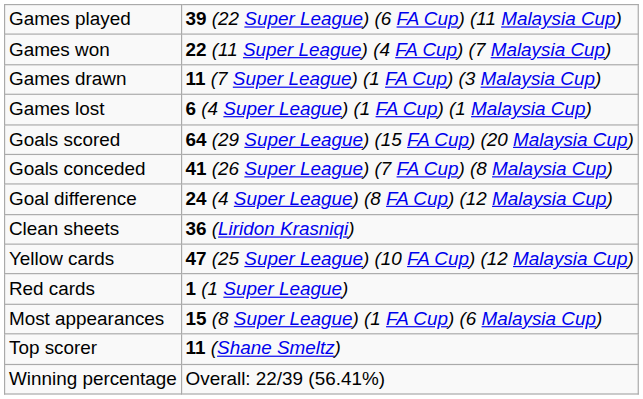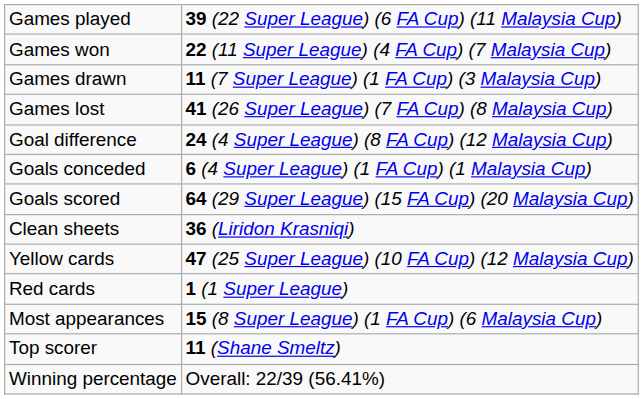(389, 109) 6 (4 Super League) (1 FA Cup) (1 Malaysia Cup) -> (399, 109) 41 (26 Super League) (7 FA Cup) (8 Malaysia Cup)
rows swapped: (65, 139) <-> (73, 199)
(399, 169) 41 (26 Super League) (7 FA Cup) (8 Malaysia Cup) -> (389, 169) 6 (4 Super League) (1 FA Cup) (1 Malaysia Cup)
